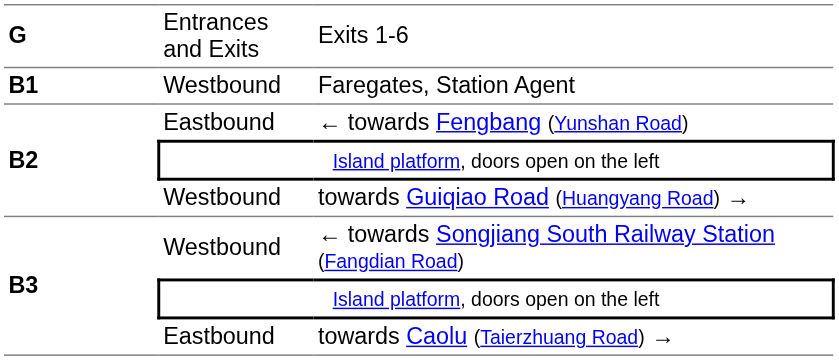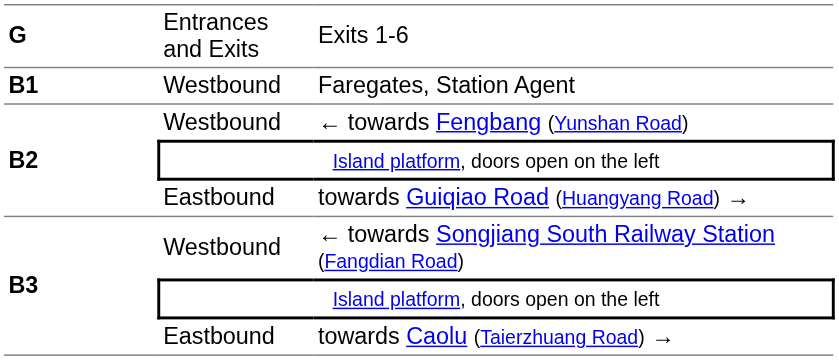(219, 122) Eastbound -> (222, 122) Westbound
(222, 197) Westbound -> (219, 197) Eastbound
